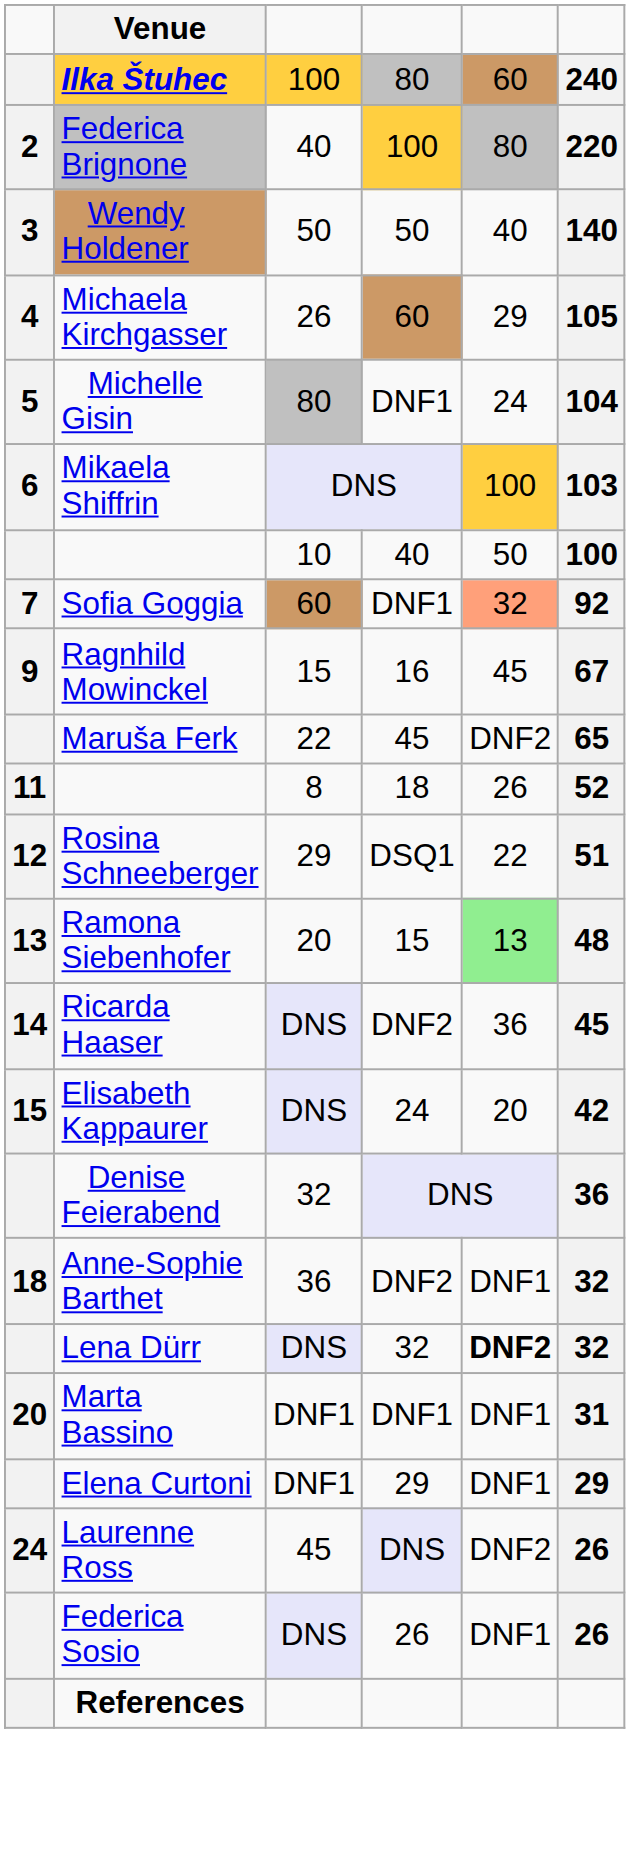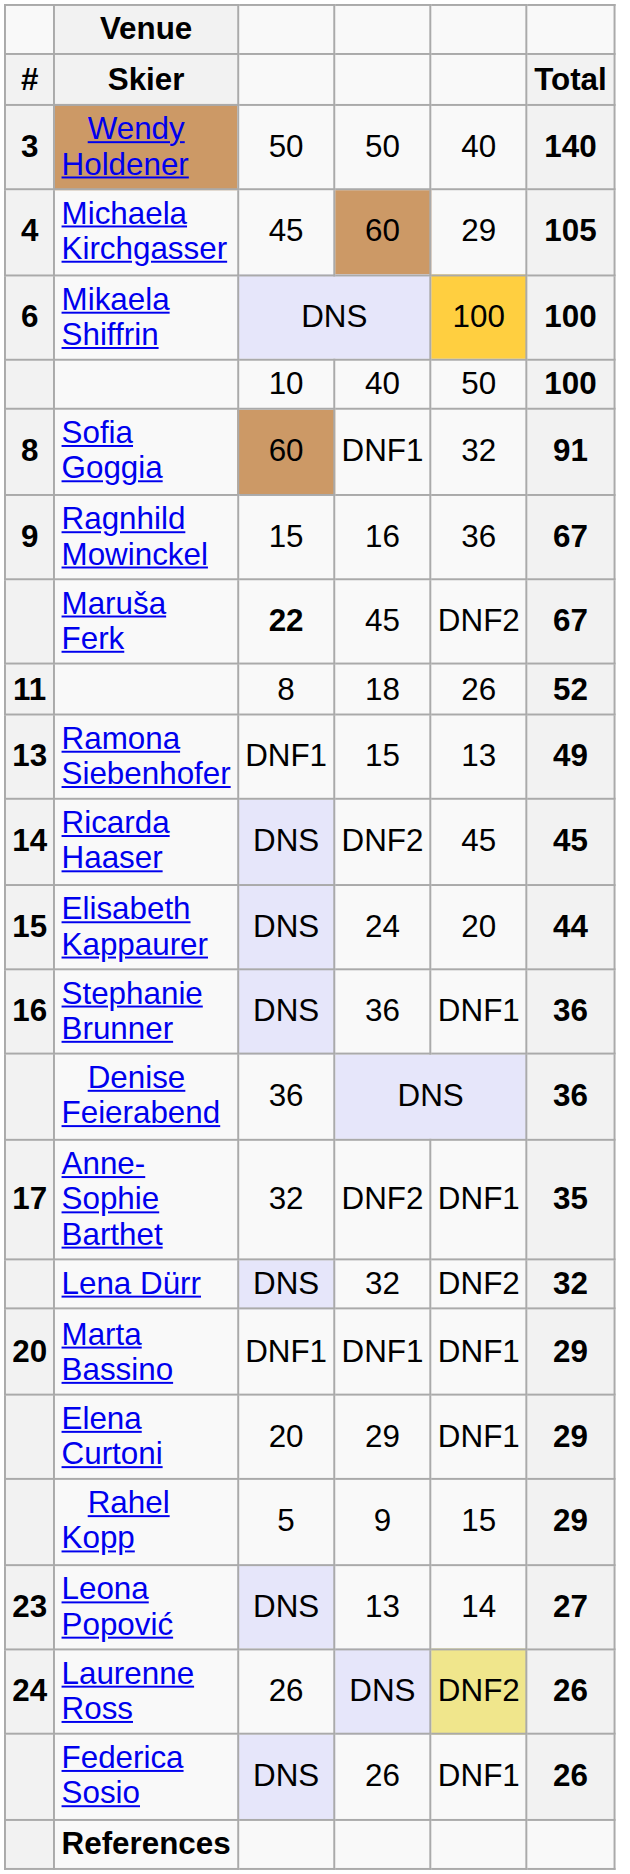+ row: (146, 79)
- row: (144, 79)
- row: (124, 146)
(314, 316) 26 -> (286, 231) 45
- row: (132, 401)
(592, 486) 103 -> (570, 316) 100
(30, 603) 7 -> (30, 451) 8
(510, 603) lightsalmon background -> (479, 451) no background
(592, 603) 92 -> (570, 451) 91
(510, 671) 45 -> (479, 536) 36
(314, 738) normal -> (286, 621) bold
(592, 738) 65 -> (570, 621) 67
- row: (160, 855)
(314, 940) 20 -> (286, 756) DNF1
(510, 940) lightgreen background -> (479, 756) no background
(592, 940) 48 -> (570, 756) 49
(510, 1025) 36 -> (479, 841) 45
(592, 1110) 42 -> (570, 926) 44
+ row: (132, 1011)
(314, 1195) 32 -> (286, 1096) 36
(30, 1280) 18 -> (30, 1198) 17
(314, 1280) 36 -> (286, 1198) 32
(592, 1280) 32 -> (570, 1198) 35
(510, 1347) bold -> (479, 1283) normal
(592, 1415) 31 -> (570, 1351) 29
(314, 1482) DNF1 -> (286, 1436) 20
+ row: (116, 1521)
+ row: (117, 1606)
(314, 1550) 45 -> (286, 1691) 26
(510, 1550) no background -> (479, 1691) khaki background
